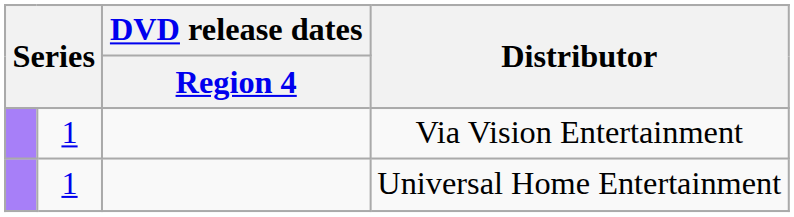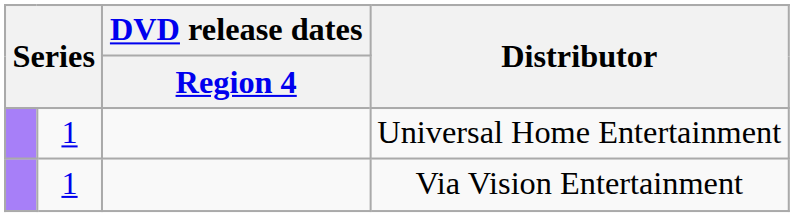rows swapped: (579, 183) <-> (579, 132)
